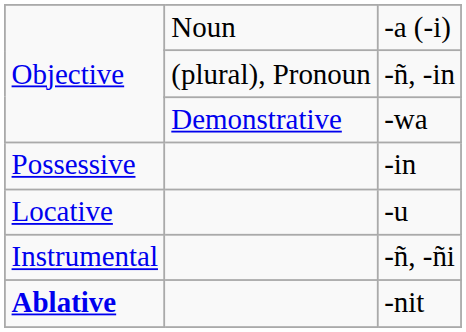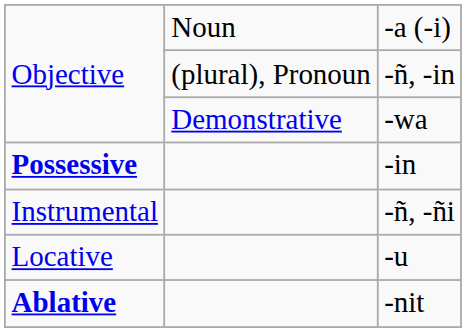(74, 165) normal -> (74, 165) bold
rows swapped: (420, 257) <-> (396, 211)
